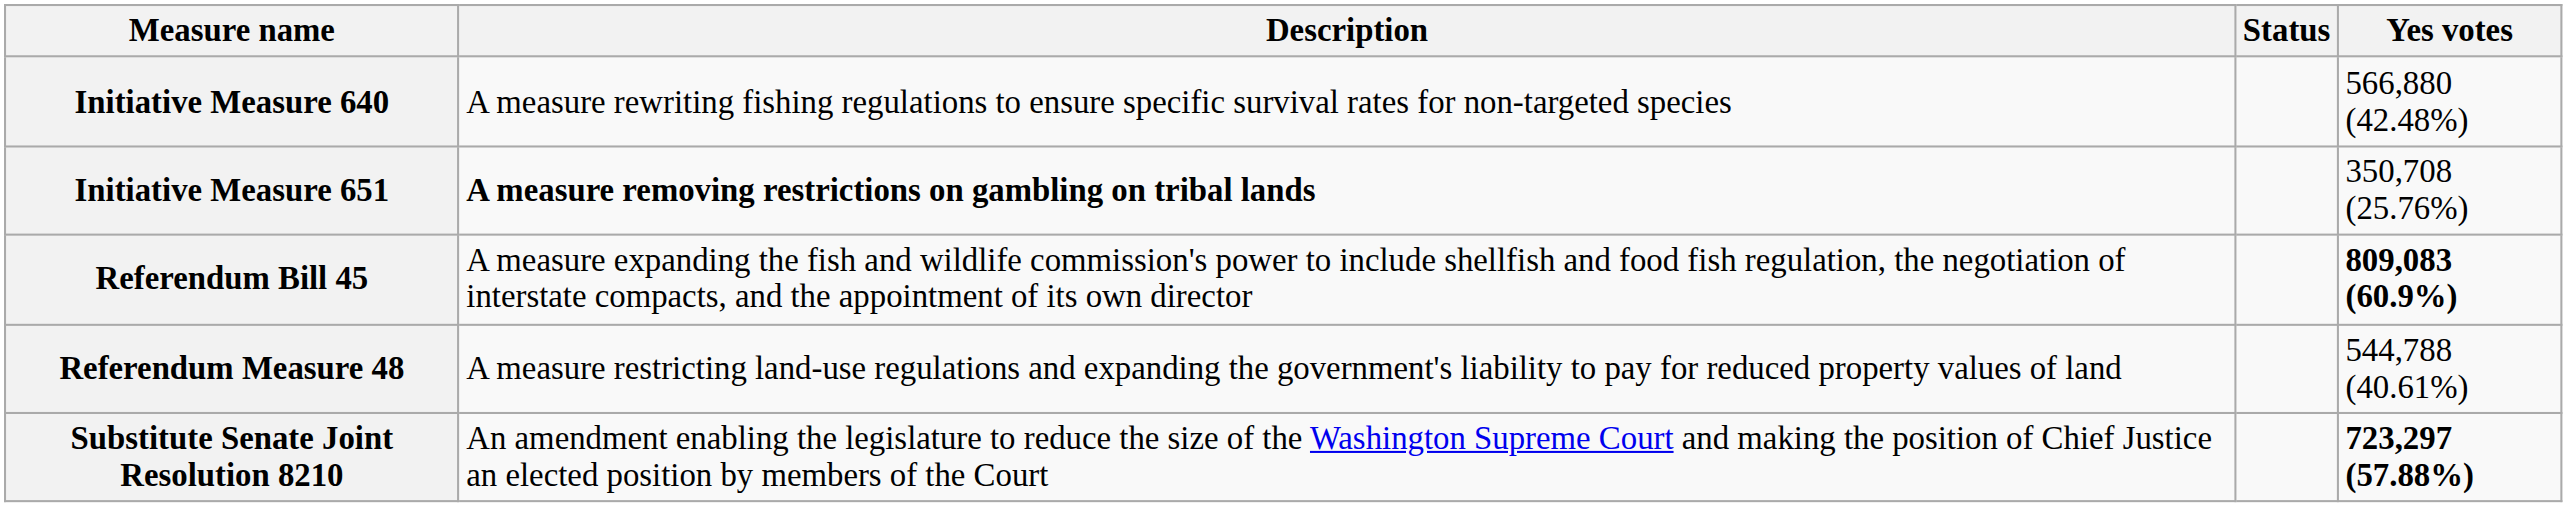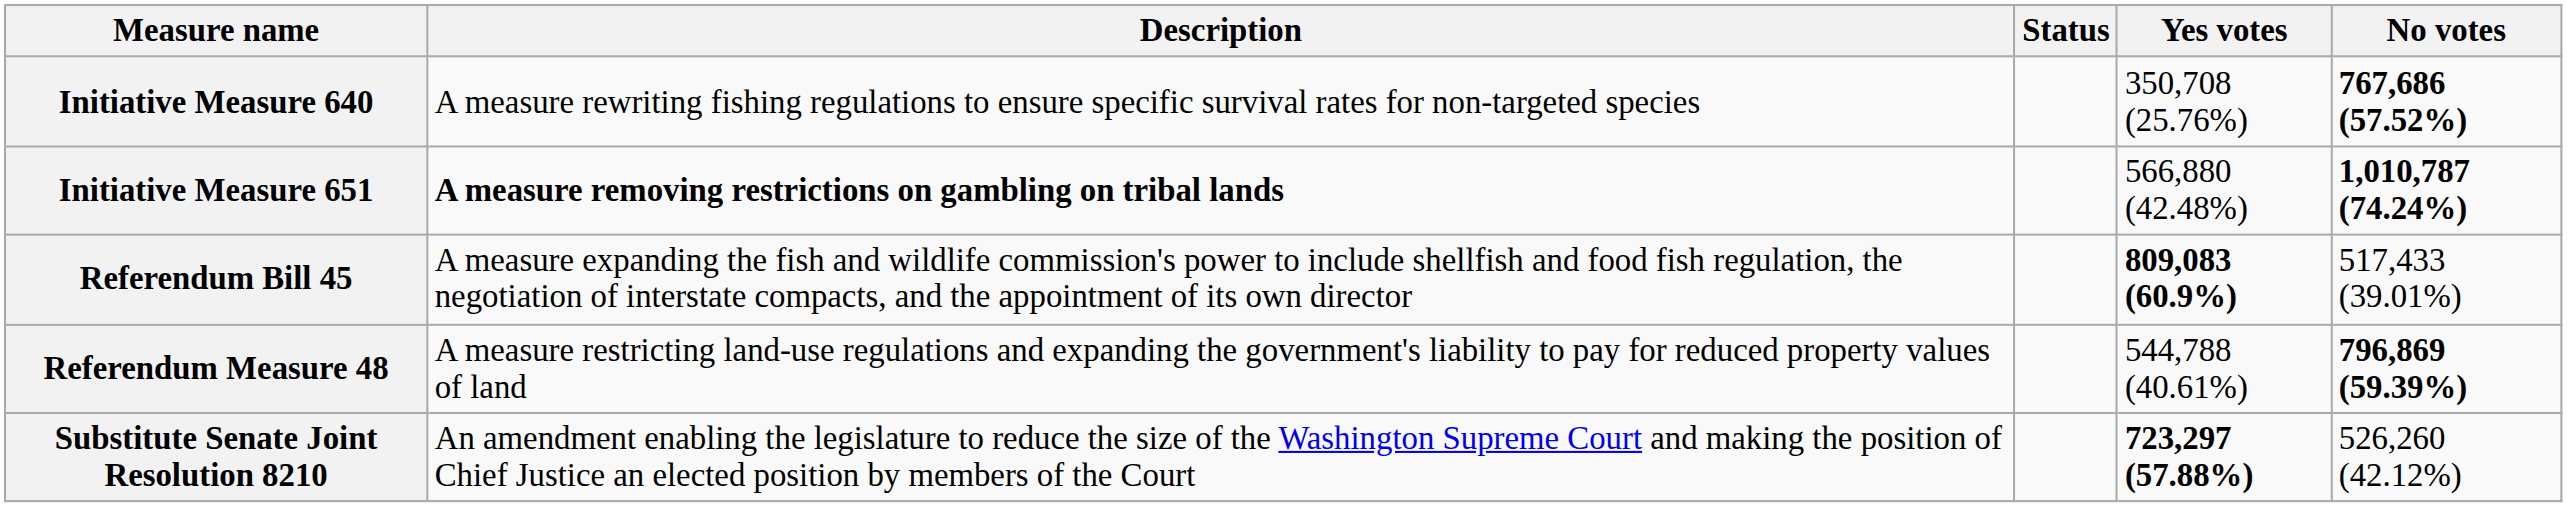+ column: (2446, 30)
(2407, 100) 566,880 (42.48%) -> (2186, 100) 350,708 (25.76%)
(2407, 189) 350,708 (25.76%) -> (2186, 189) 566,880 (42.48%)
